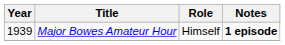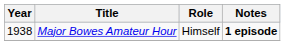(20, 31) 1939 -> (20, 31) 1938
